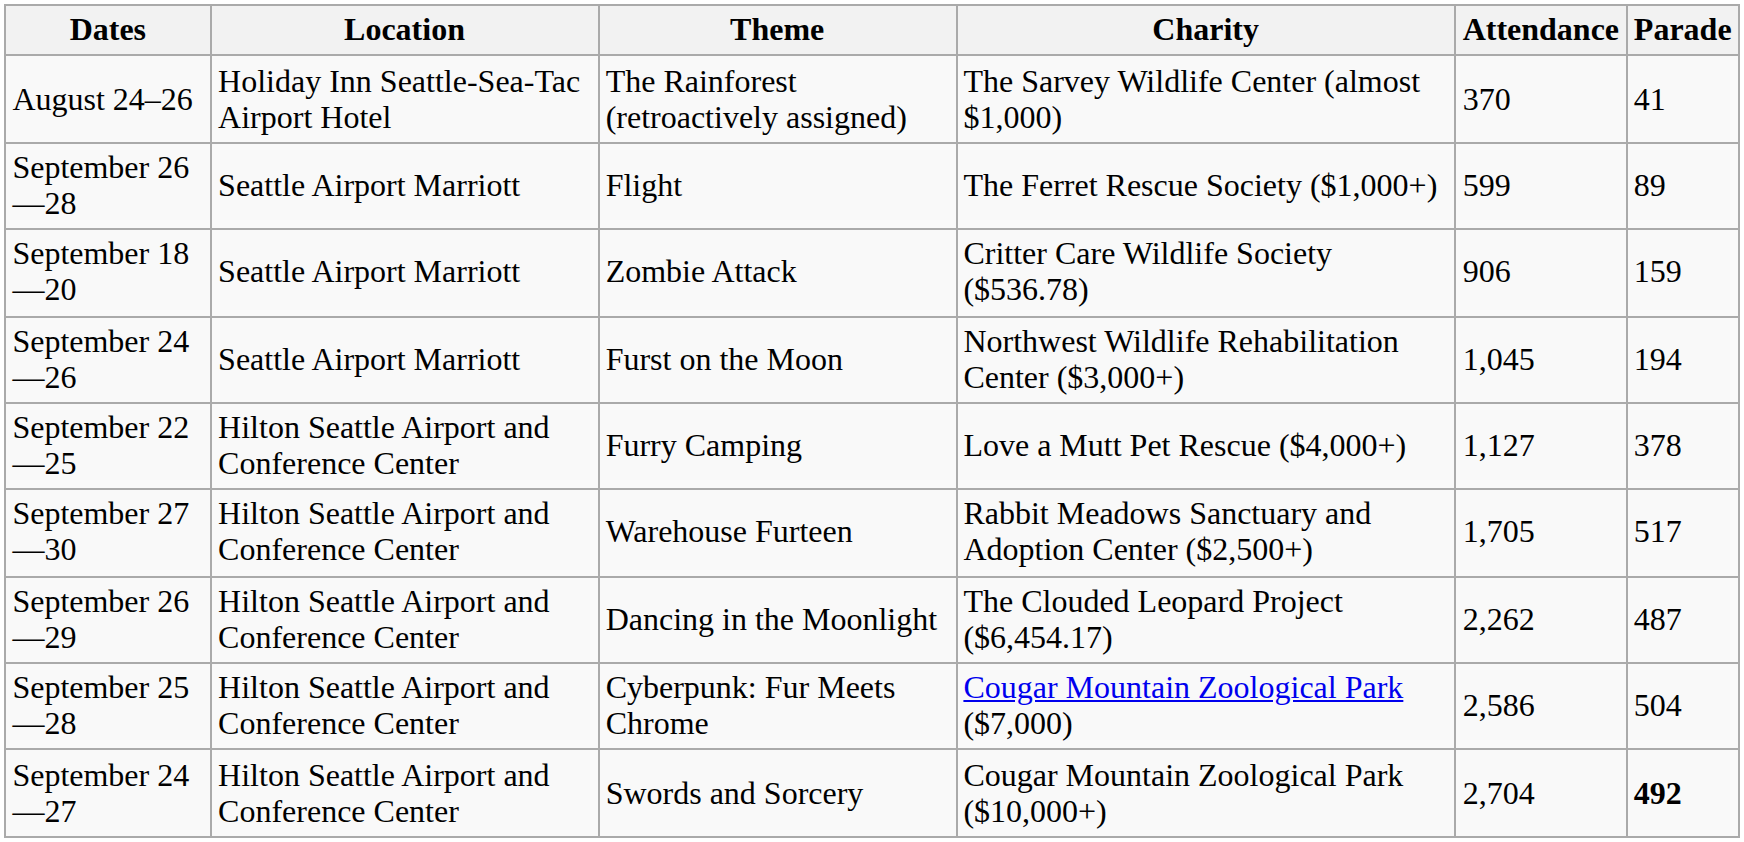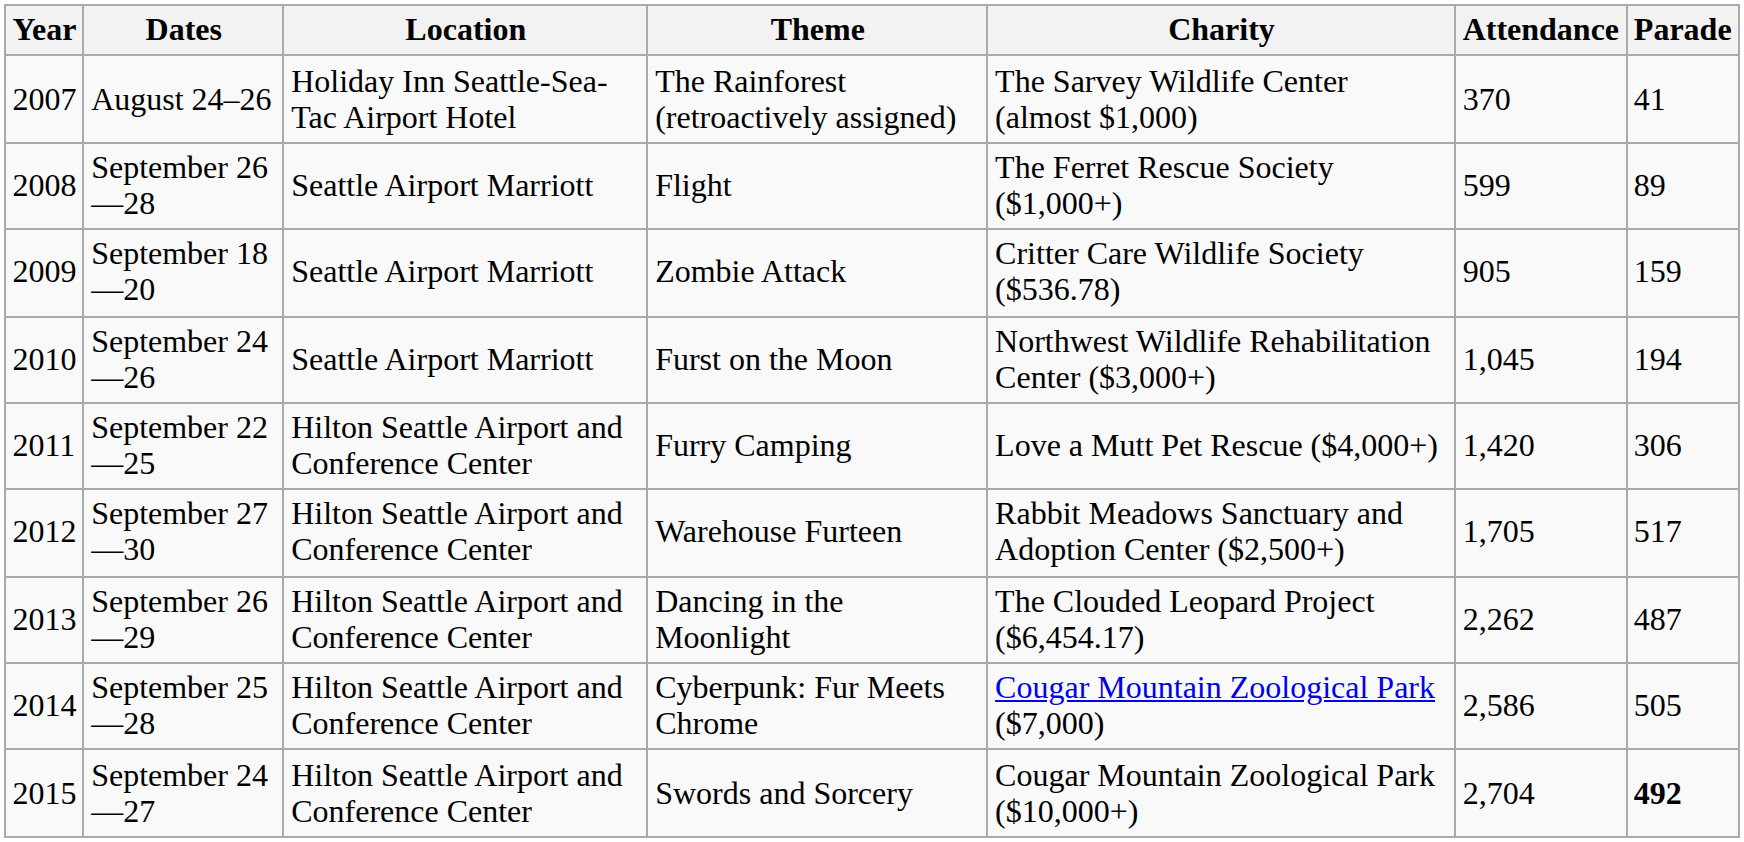+ column: (44, 29)
(1487, 272) 906 -> (1487, 272) 905
(1499, 445) 1,127 -> (1499, 445) 1,420
(1658, 445) 378 -> (1658, 445) 306
(1658, 705) 504 -> (1658, 705) 505
